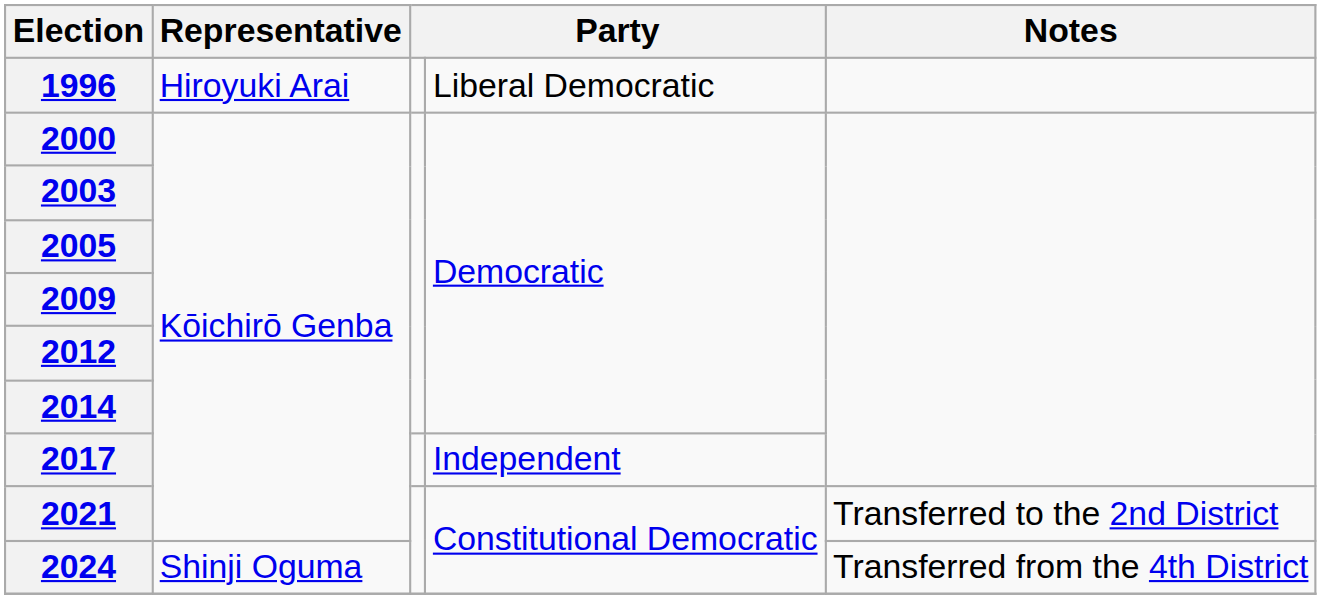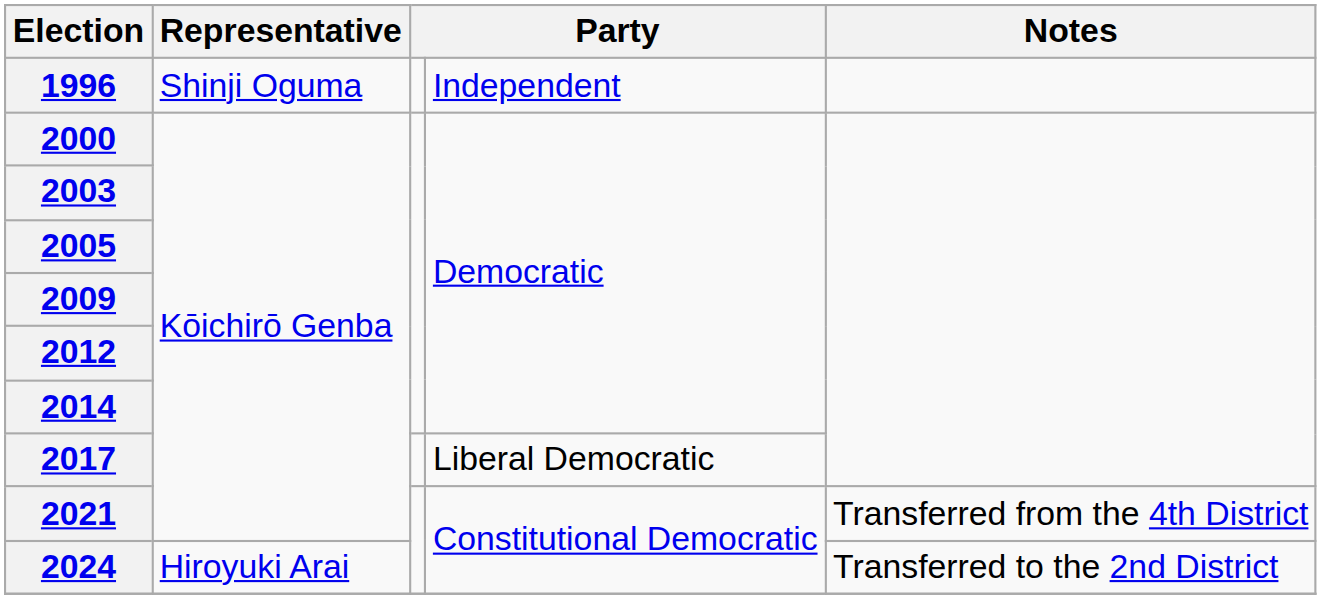(254, 84) Hiroyuki Arai -> (261, 84) Shinji Oguma
(574, 84) Liberal Democratic -> (527, 84) Independent
(527, 459) Independent -> (574, 459) Liberal Democratic
(1056, 513) Transferred to the 2nd District -> (1071, 513) Transferred from the 4th District
(261, 566) Shinji Oguma -> (254, 566) Hiroyuki Arai
(1071, 566) Transferred from the 4th District -> (1056, 566) Transferred to the 2nd District
